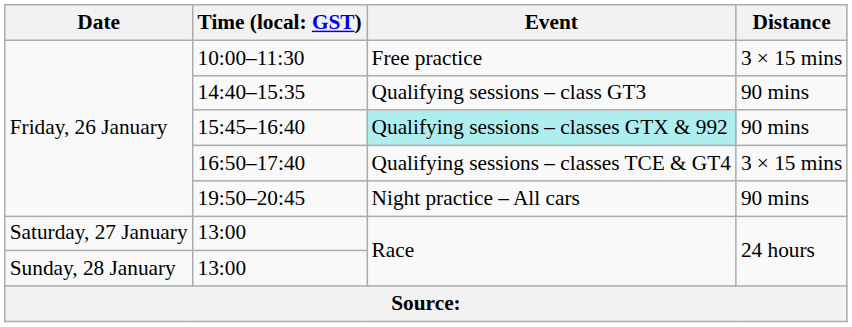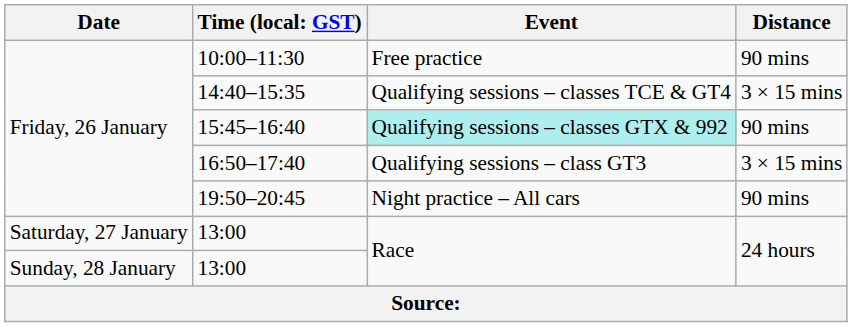(792, 57) 3 × 15 mins -> (775, 57) 90 mins
(509, 92) Qualifying sessions – class GT3 -> (551, 92) Qualifying sessions – classes TCE & GT4
(775, 92) 90 mins -> (792, 92) 3 × 15 mins
(551, 163) Qualifying sessions – classes TCE & GT4 -> (509, 163) Qualifying sessions – class GT3
